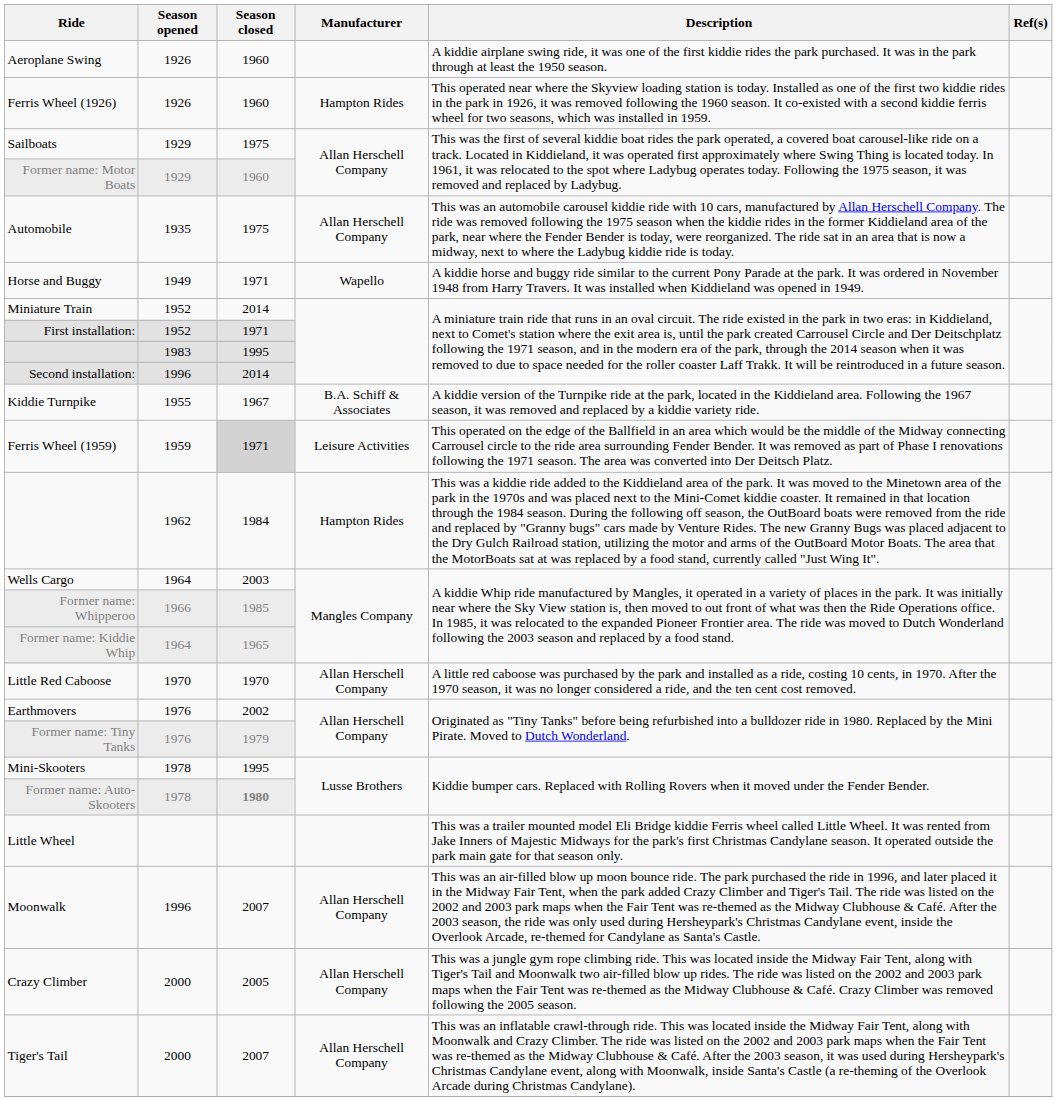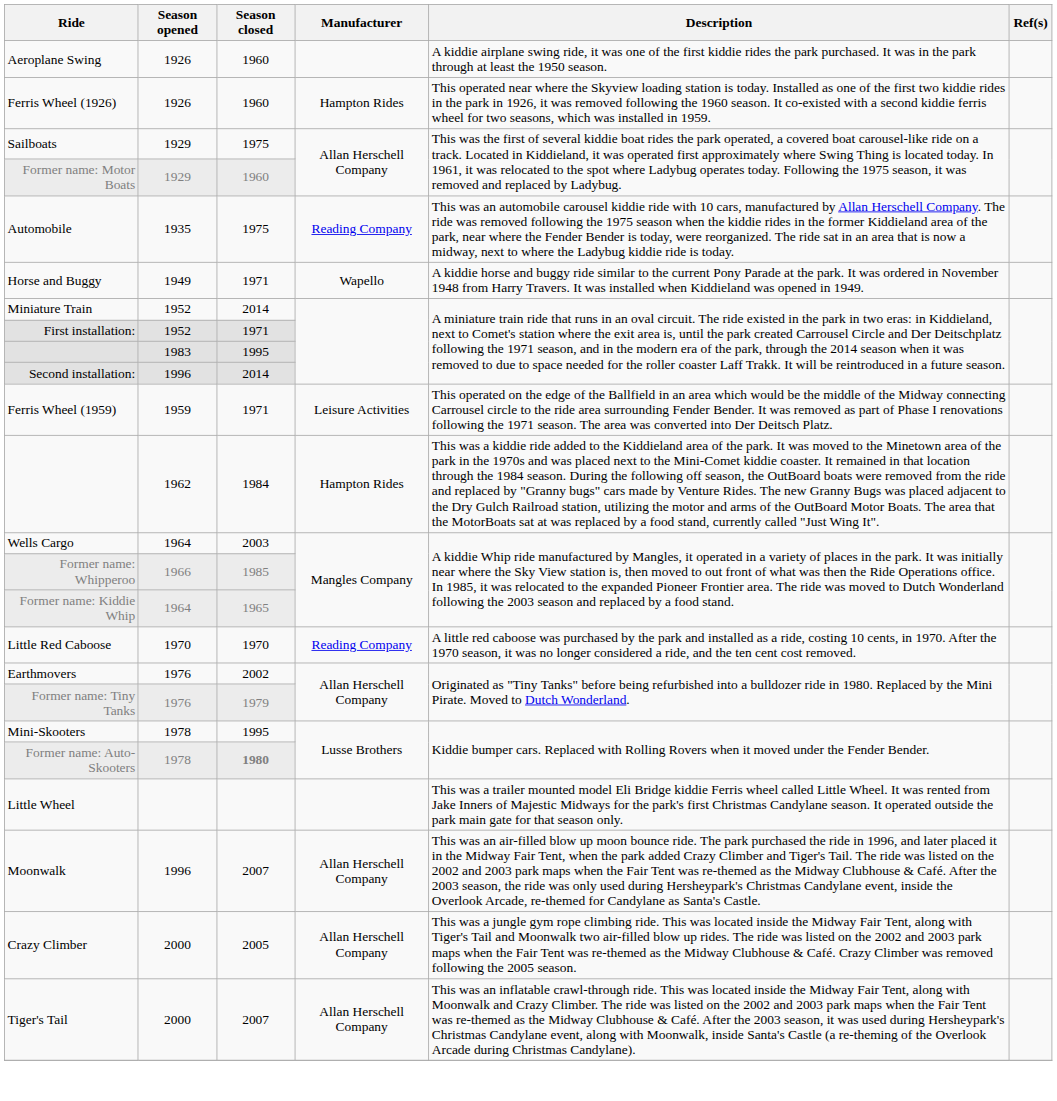(362, 228) Allan Herschell Company -> (362, 228) Reading Company
- row: (52, 402)
(256, 446) lightgrey background -> (256, 409) no background
(362, 681) Allan Herschell Company -> (362, 644) Reading Company
